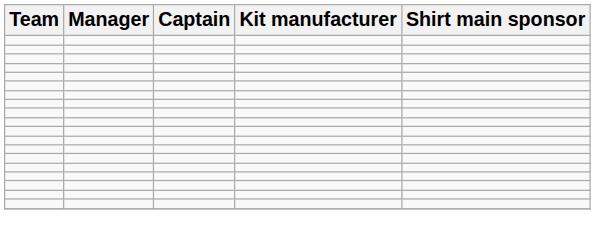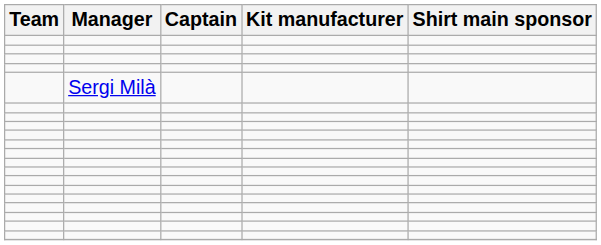+ row: (34, 88)
